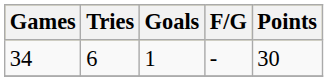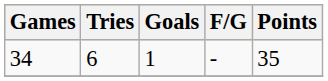(269, 57) 30 -> (269, 57) 35
